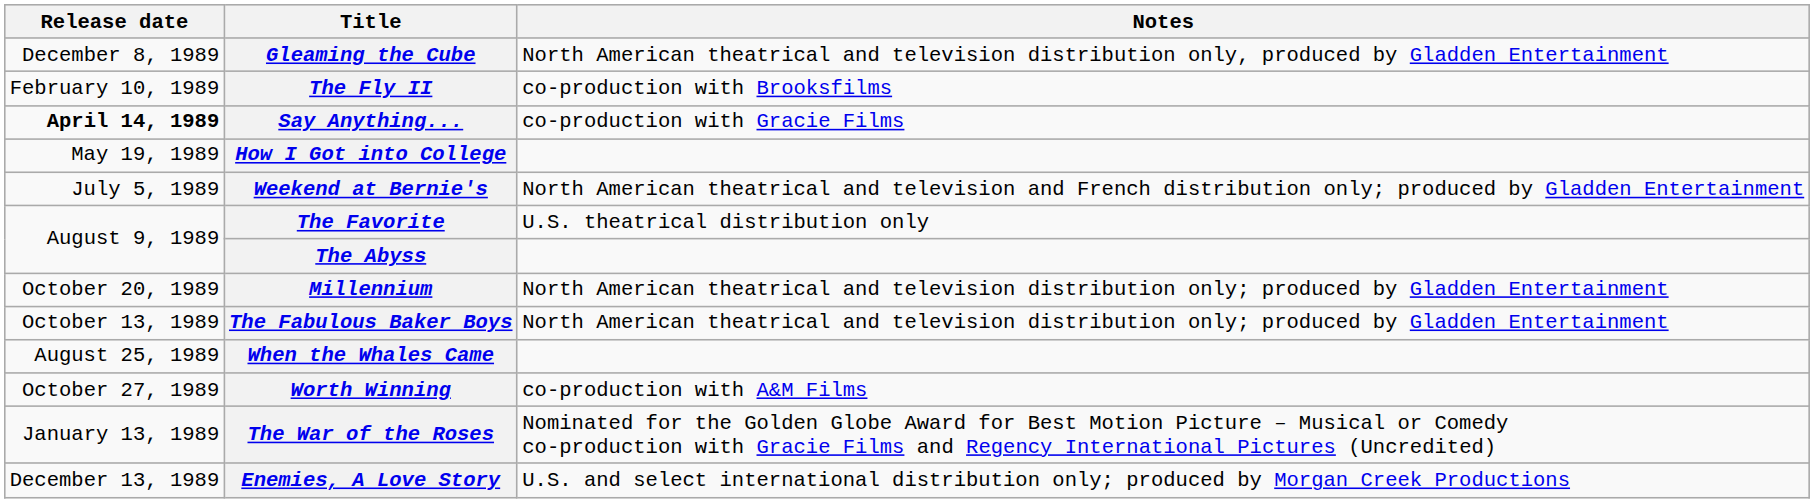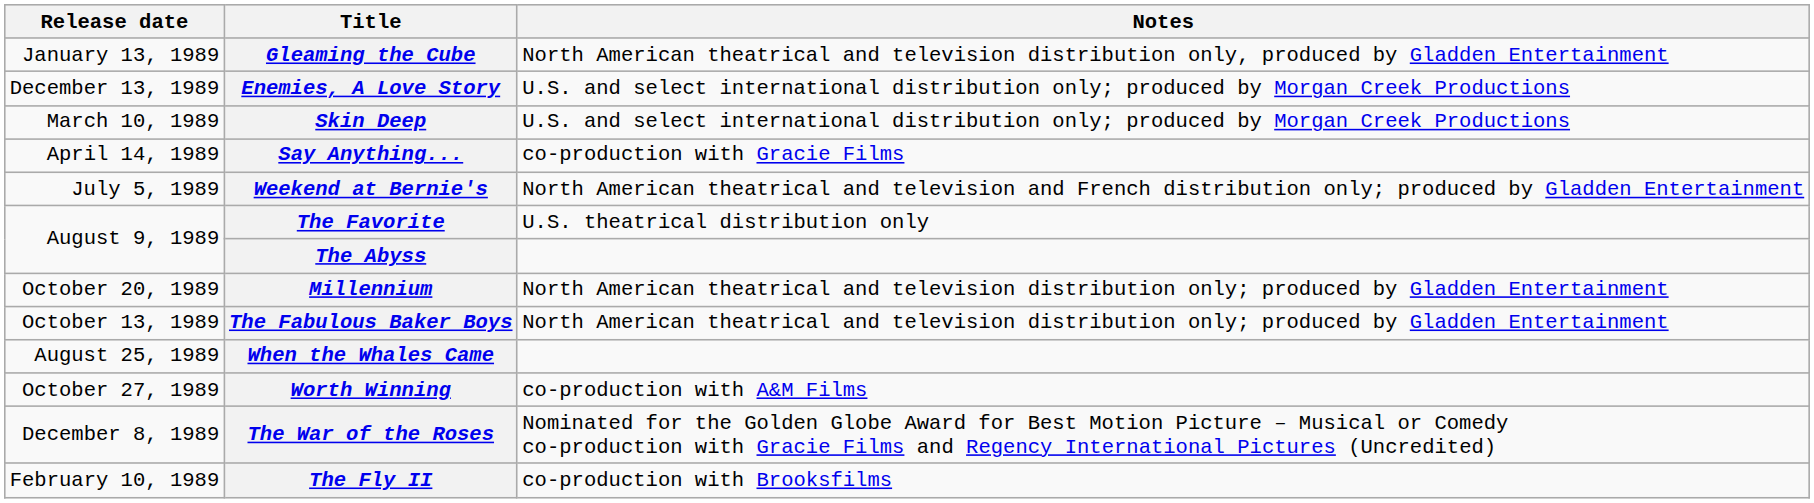(121, 55) December 8, 1989 -> (121, 55) January 13, 1989
rows swapped: (371, 88) <-> (371, 480)
+ row: (371, 122)
(133, 122) bold -> (133, 155) normal
- row: (371, 155)
(121, 435) January 13, 1989 -> (121, 435) December 8, 1989
